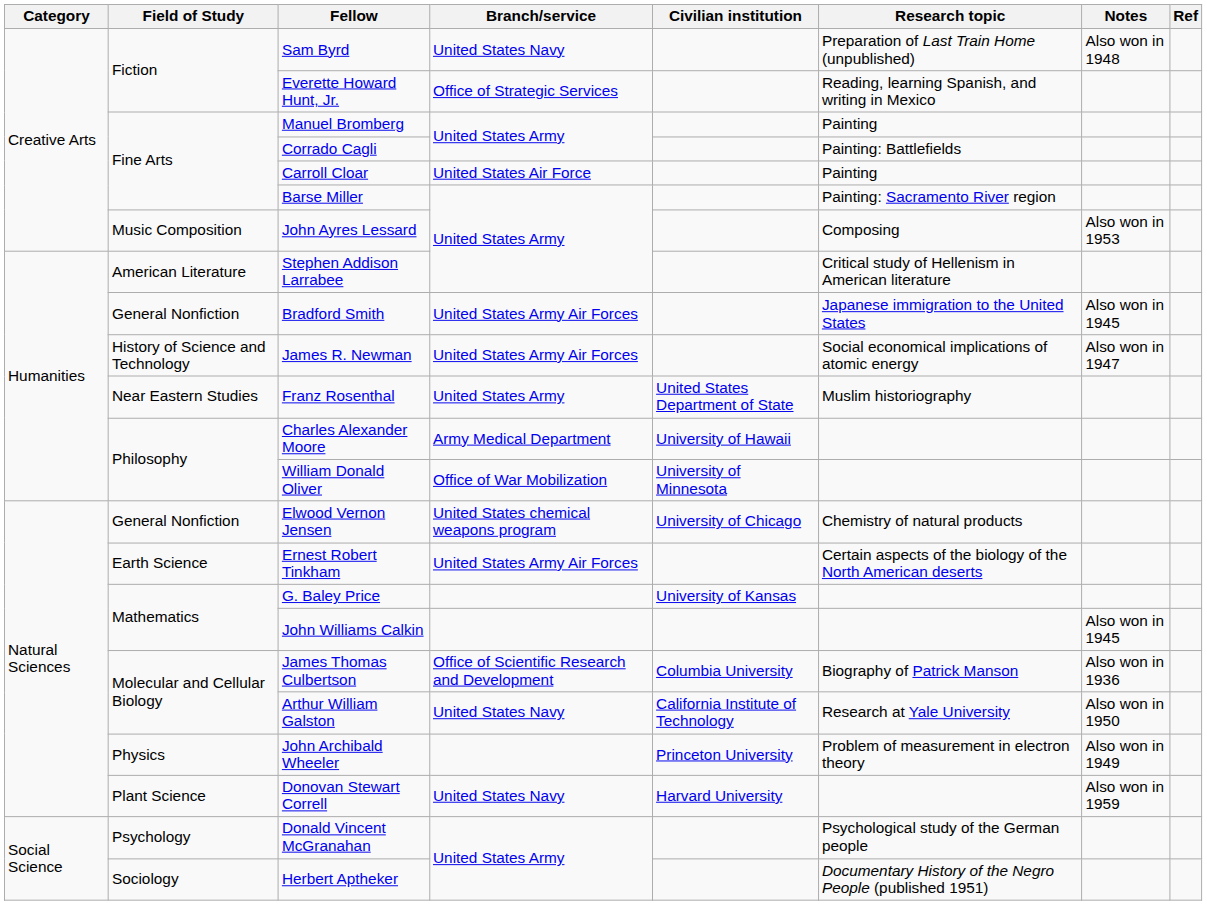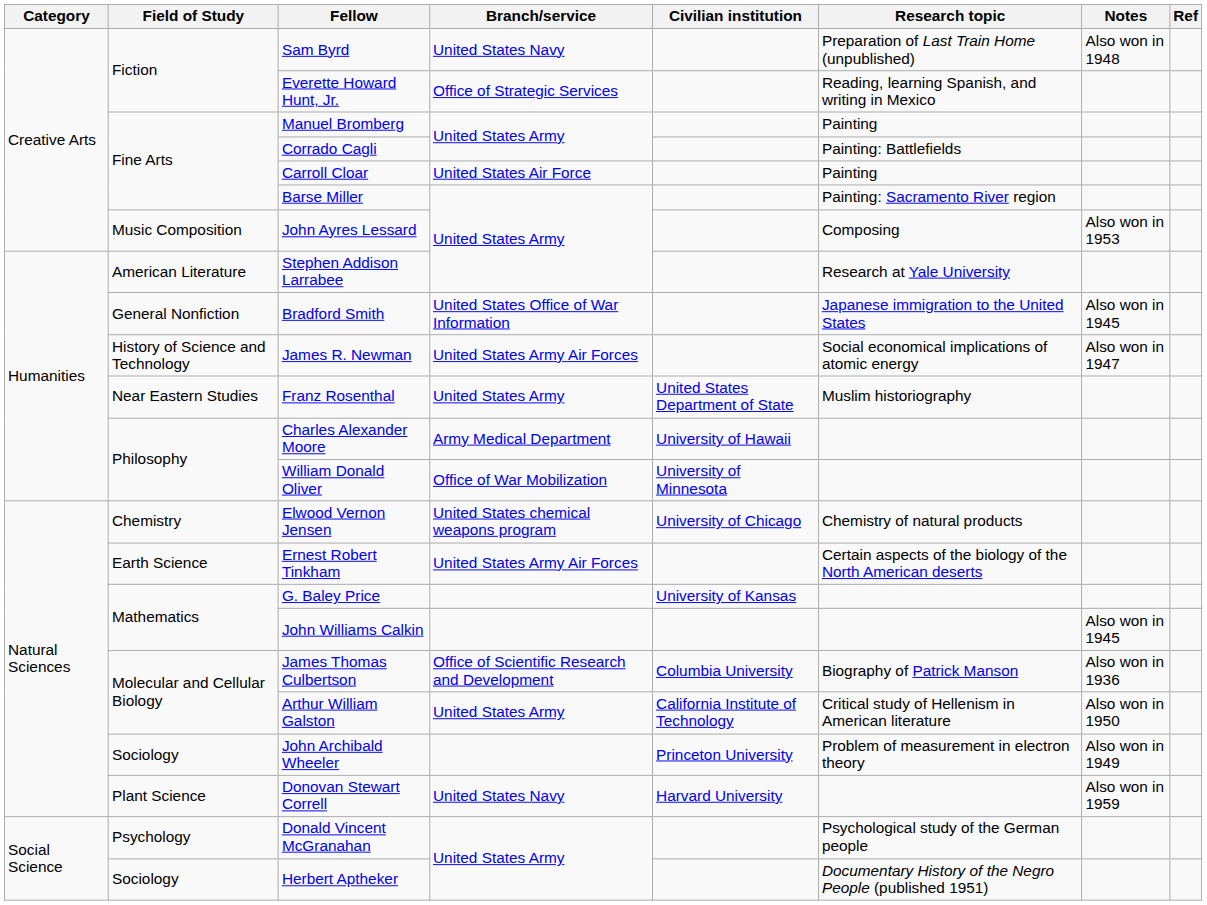(918, 272) Critical study of Hellenism in American literature -> (916, 272) Research at Yale University
(535, 313) United States Army Air Forces -> (526, 313) United States Office of War Information
(176, 521) General Nonfiction -> (147, 521) Chemistry
(499, 712) United States Navy -> (499, 712) United States Army
(916, 712) Research at Yale University -> (918, 712) Critical study of Hellenism in American literature
(138, 754) Physics -> (145, 754) Sociology
